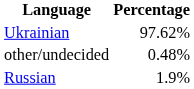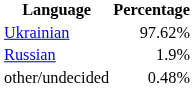rows swapped: (30, 77) <-> (57, 55)
